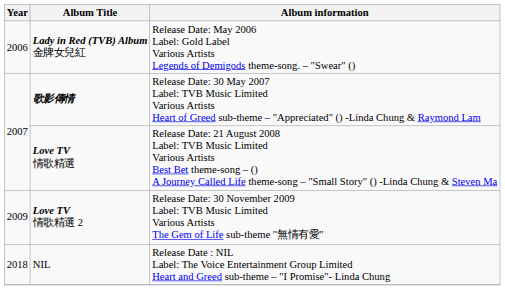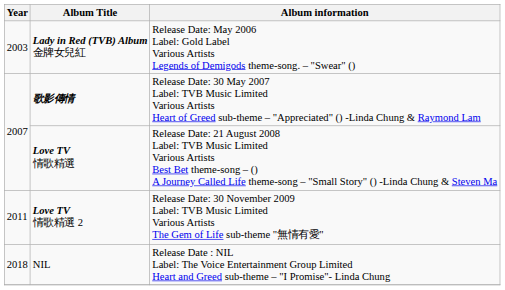(17, 47) 2006 -> (17, 47) 2003
(17, 217) 2009 -> (17, 217) 2011
